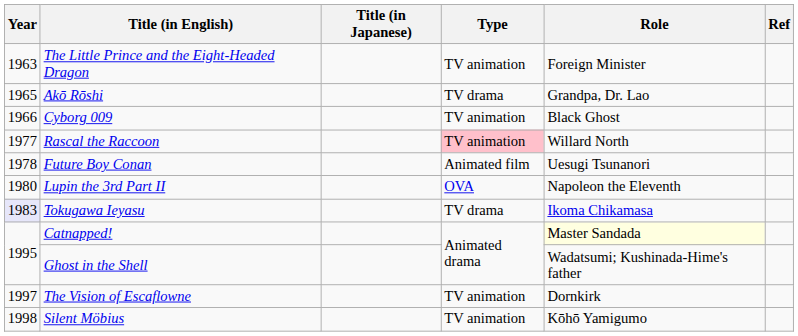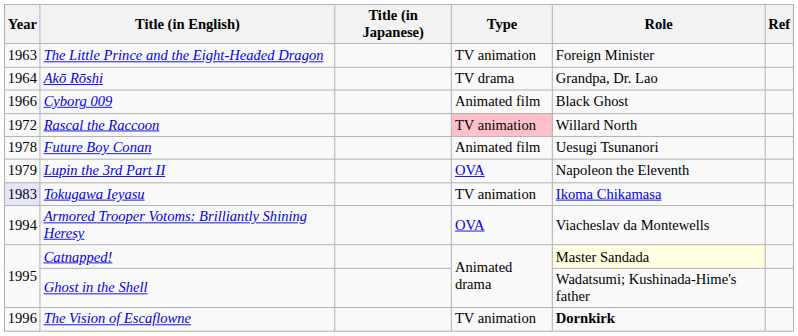(22, 94) 1965 -> (22, 78) 1964
(485, 118) TV animation -> (498, 101) Animated film
(22, 141) 1977 -> (22, 124) 1972
(22, 187) 1980 -> (22, 170) 1979
(474, 210) TV drama -> (495, 194) TV animation
+ row: (175, 225)
(22, 296) 1997 -> (22, 319) 1996
(574, 296) normal -> (585, 319) bold
- row: (84, 319)
